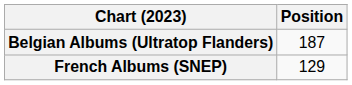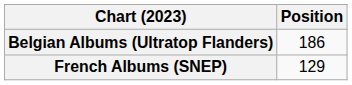(312, 42) 187 -> (312, 42) 186
